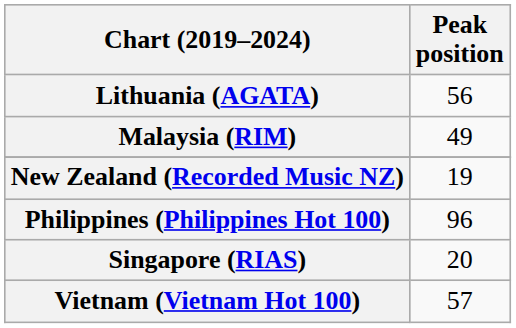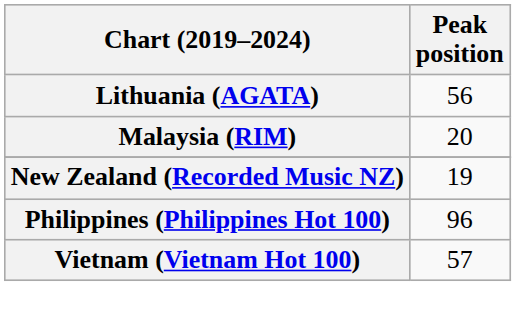(460, 136) 49 -> (460, 136) 20
- row: (207, 259)
